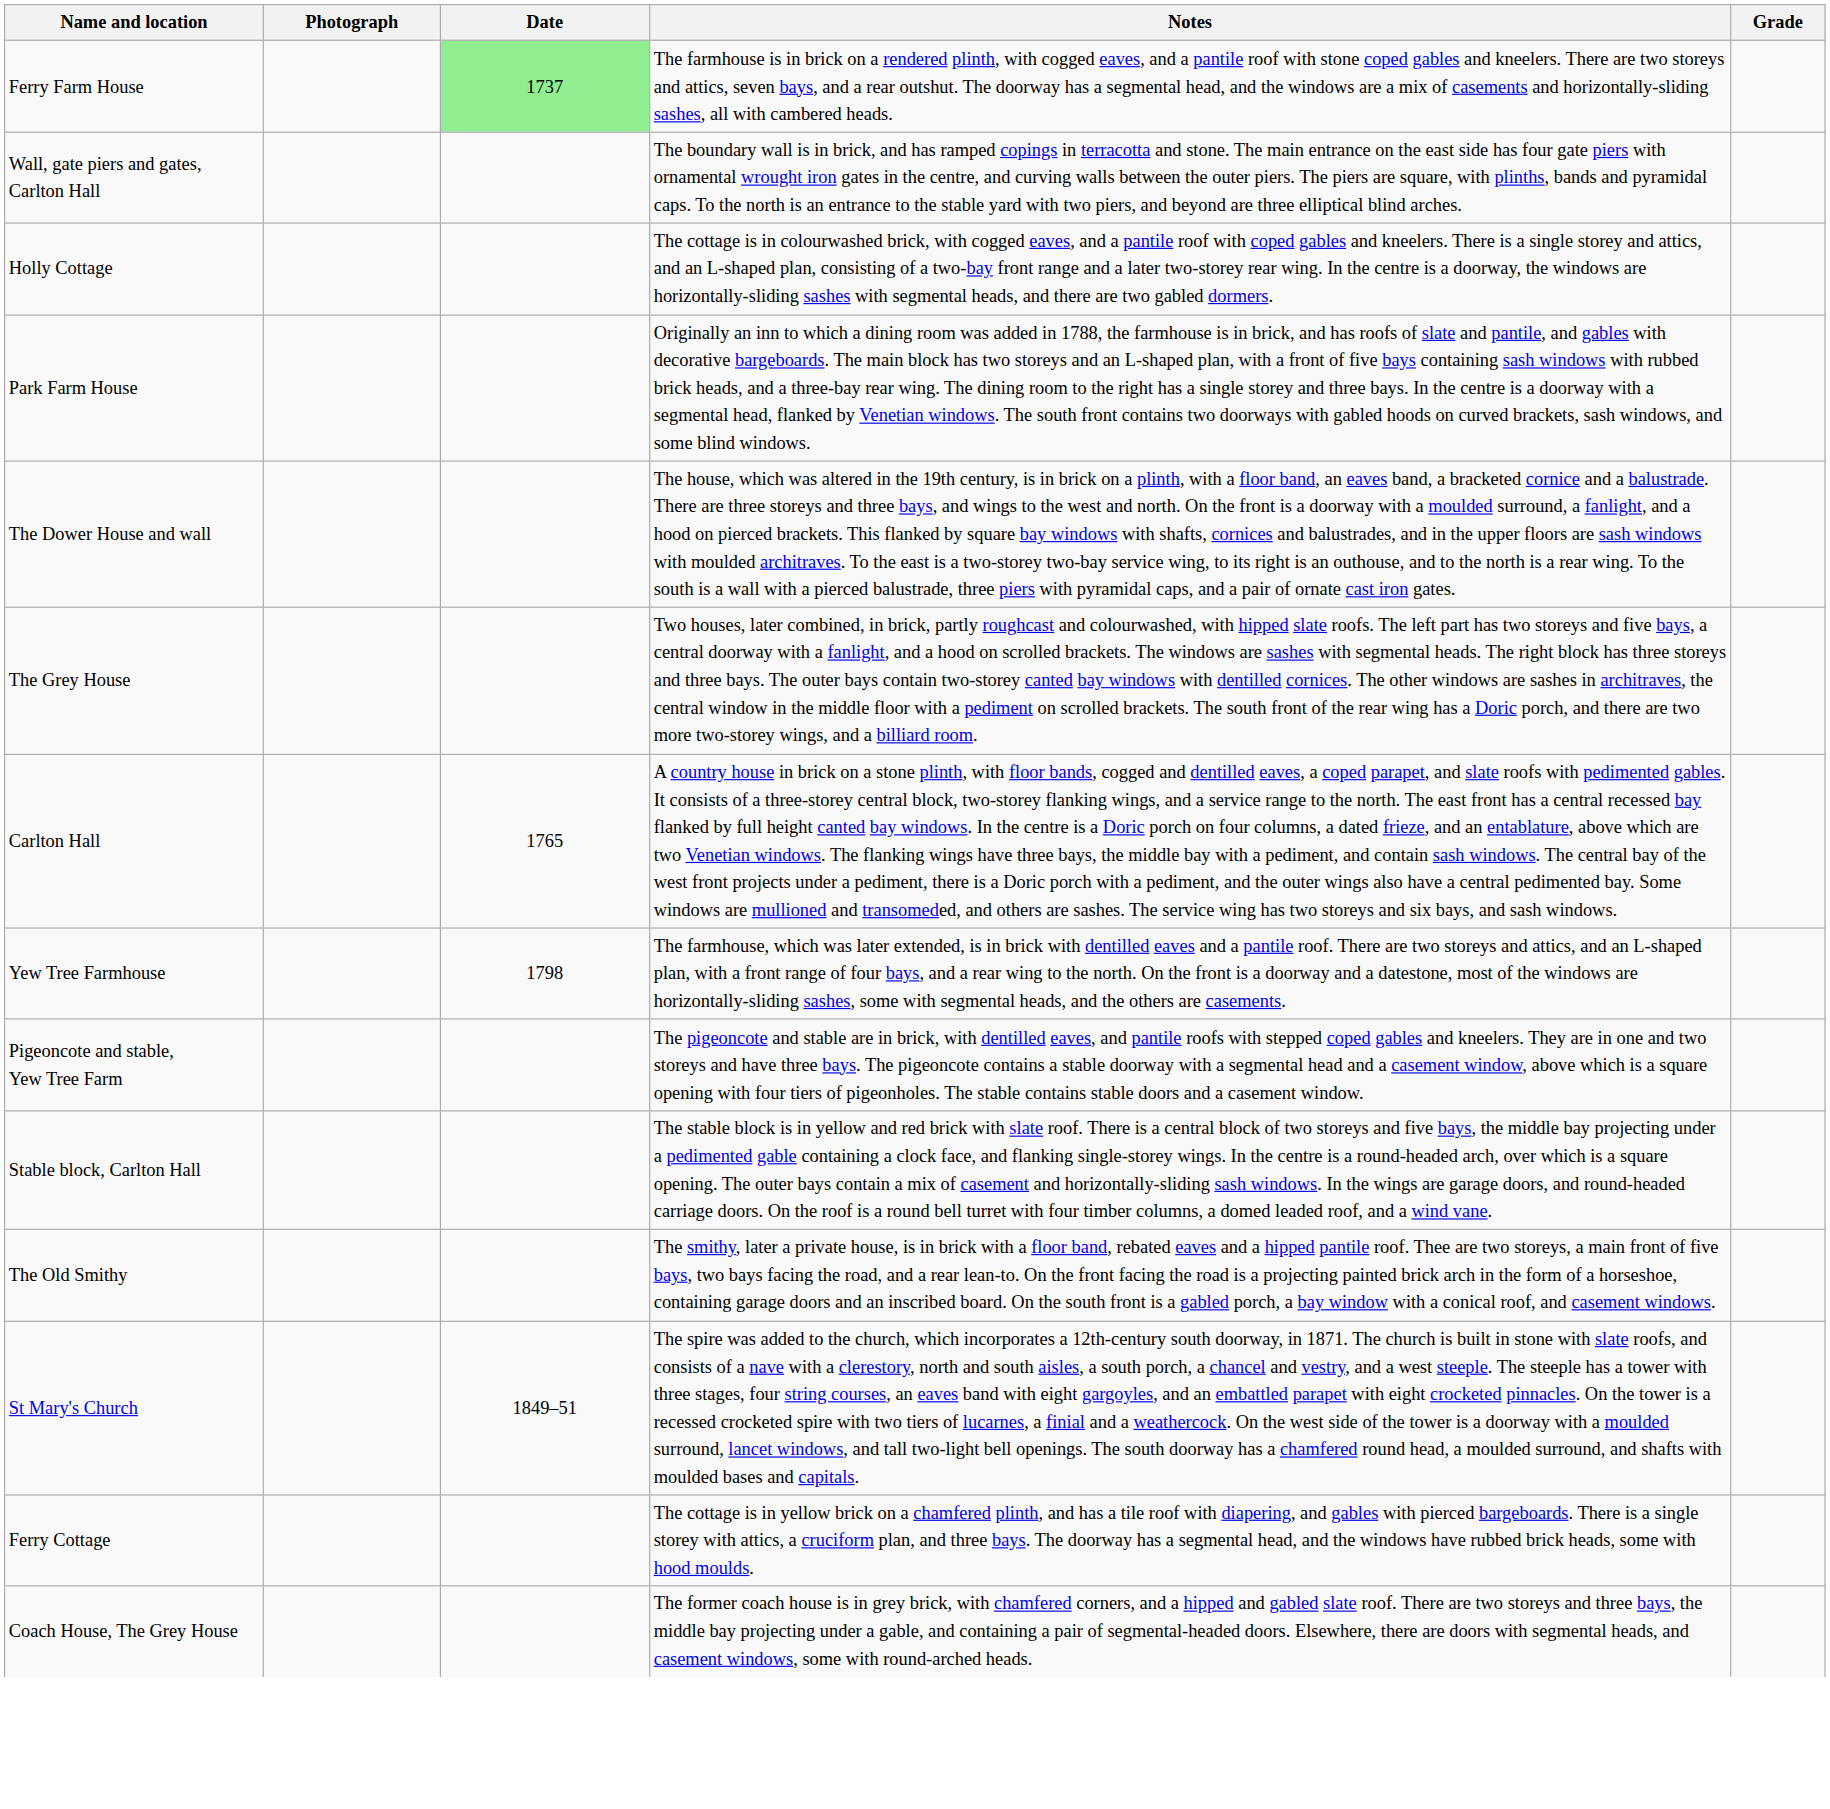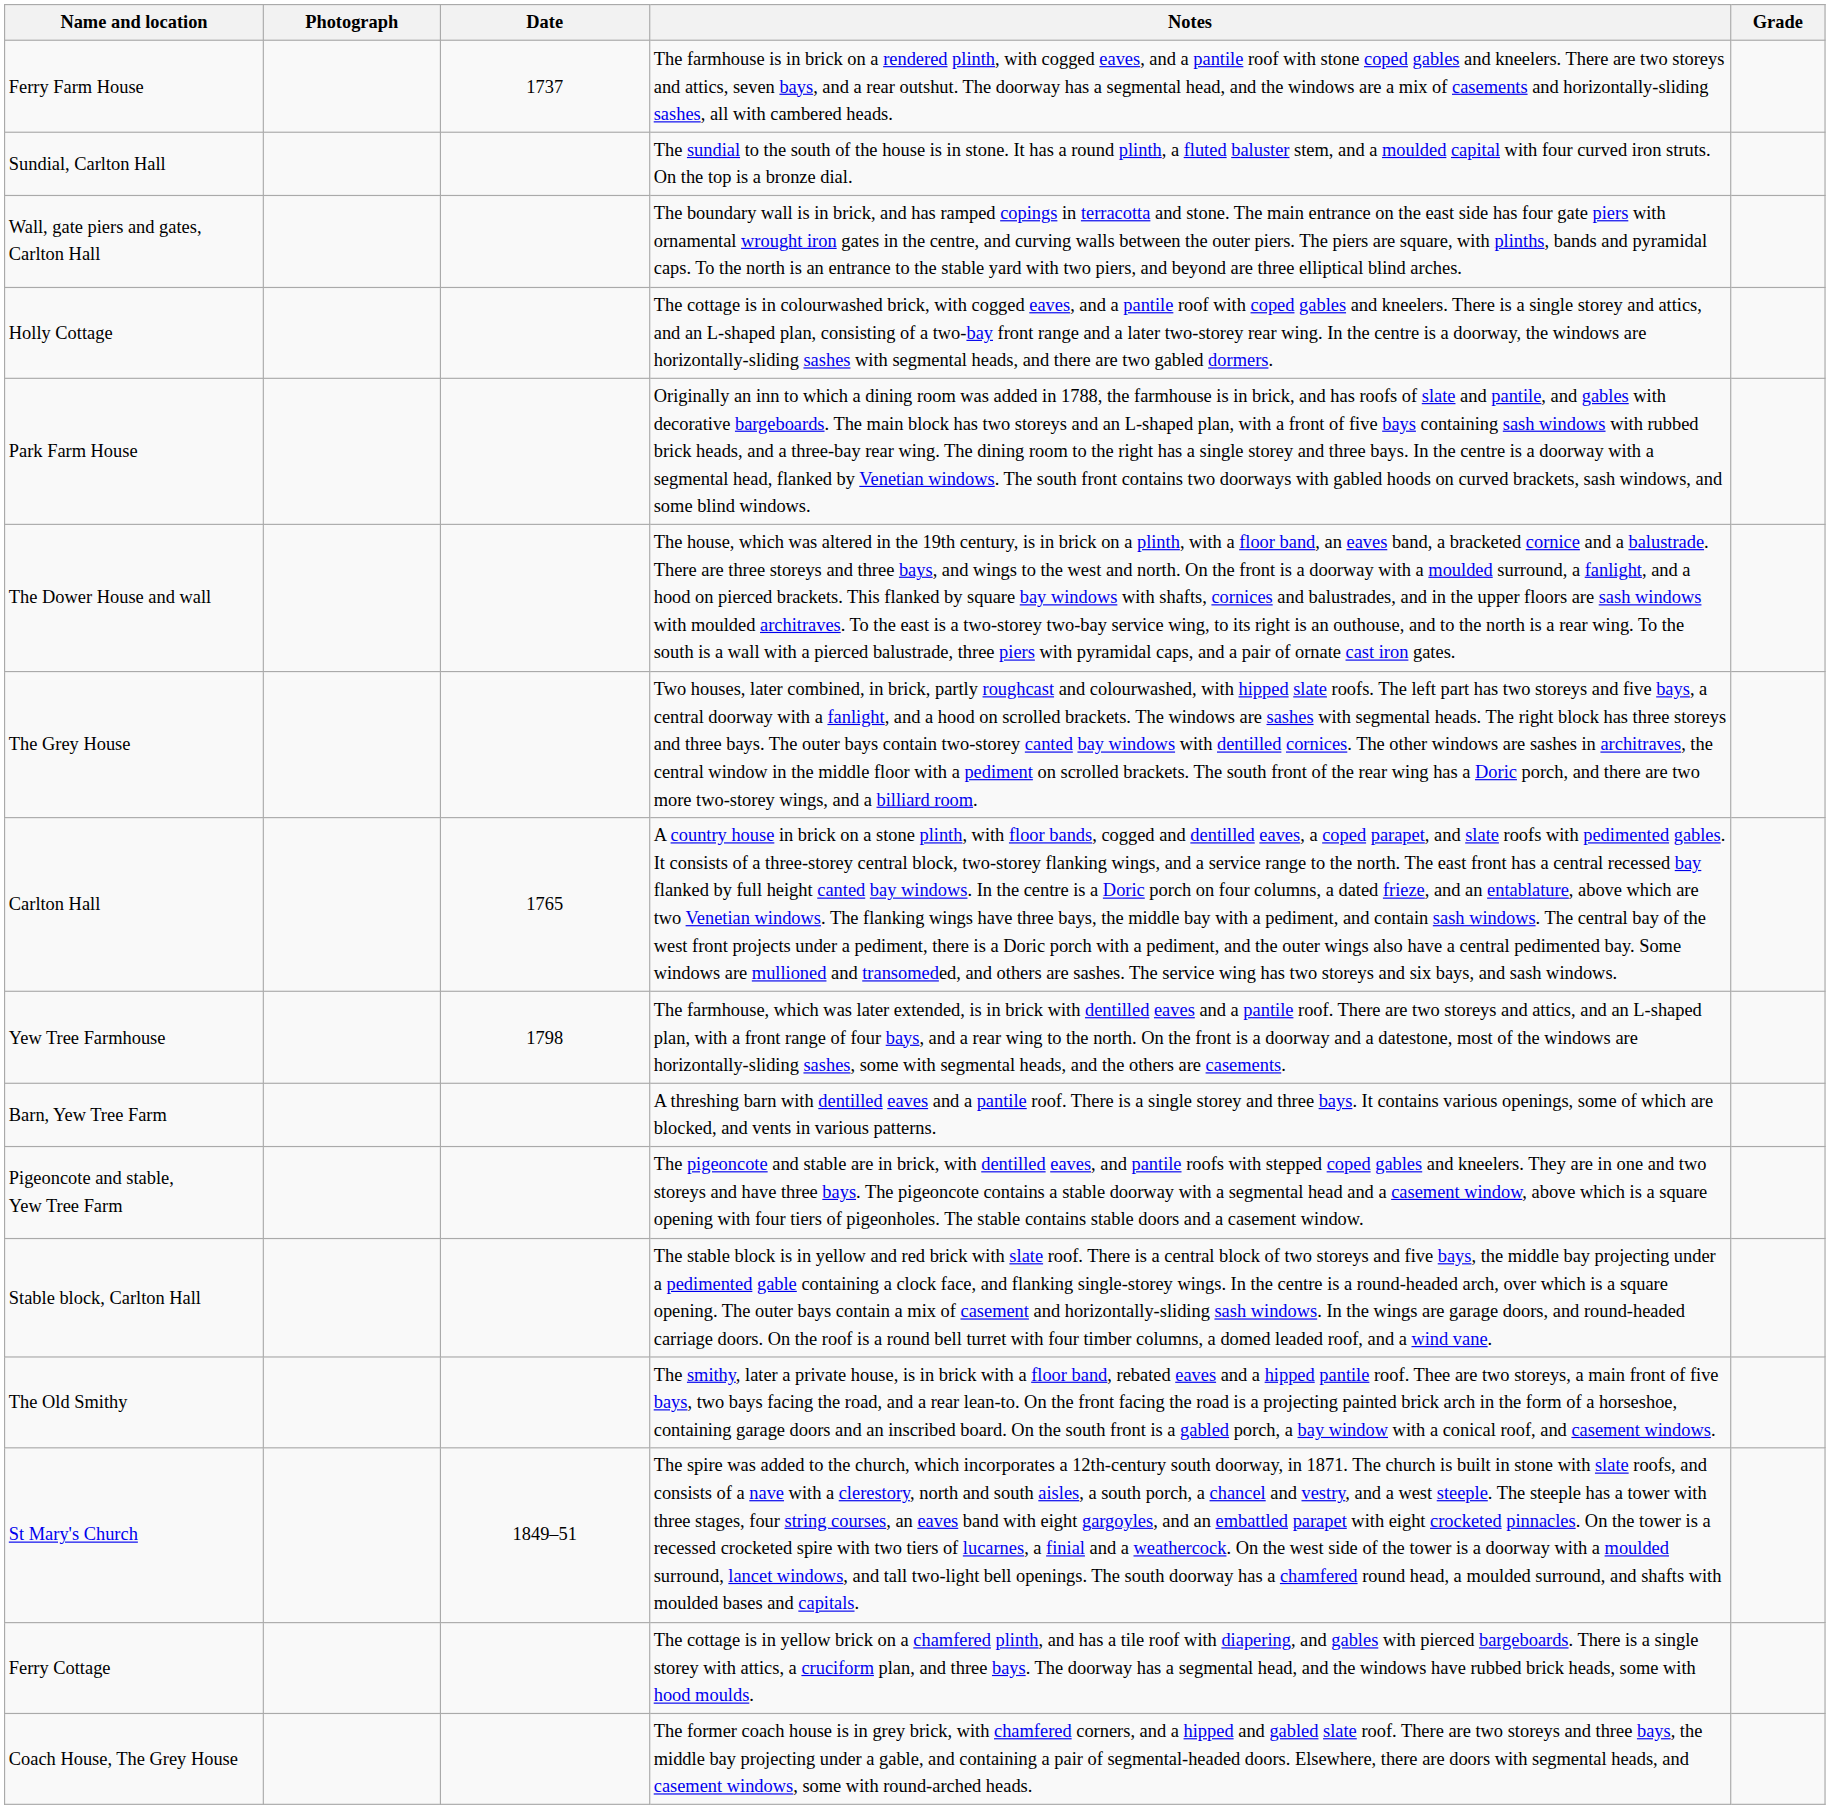(545, 86) lightgreen background -> (545, 86) no background
+ row: (87, 163)
+ row: (88, 1114)
